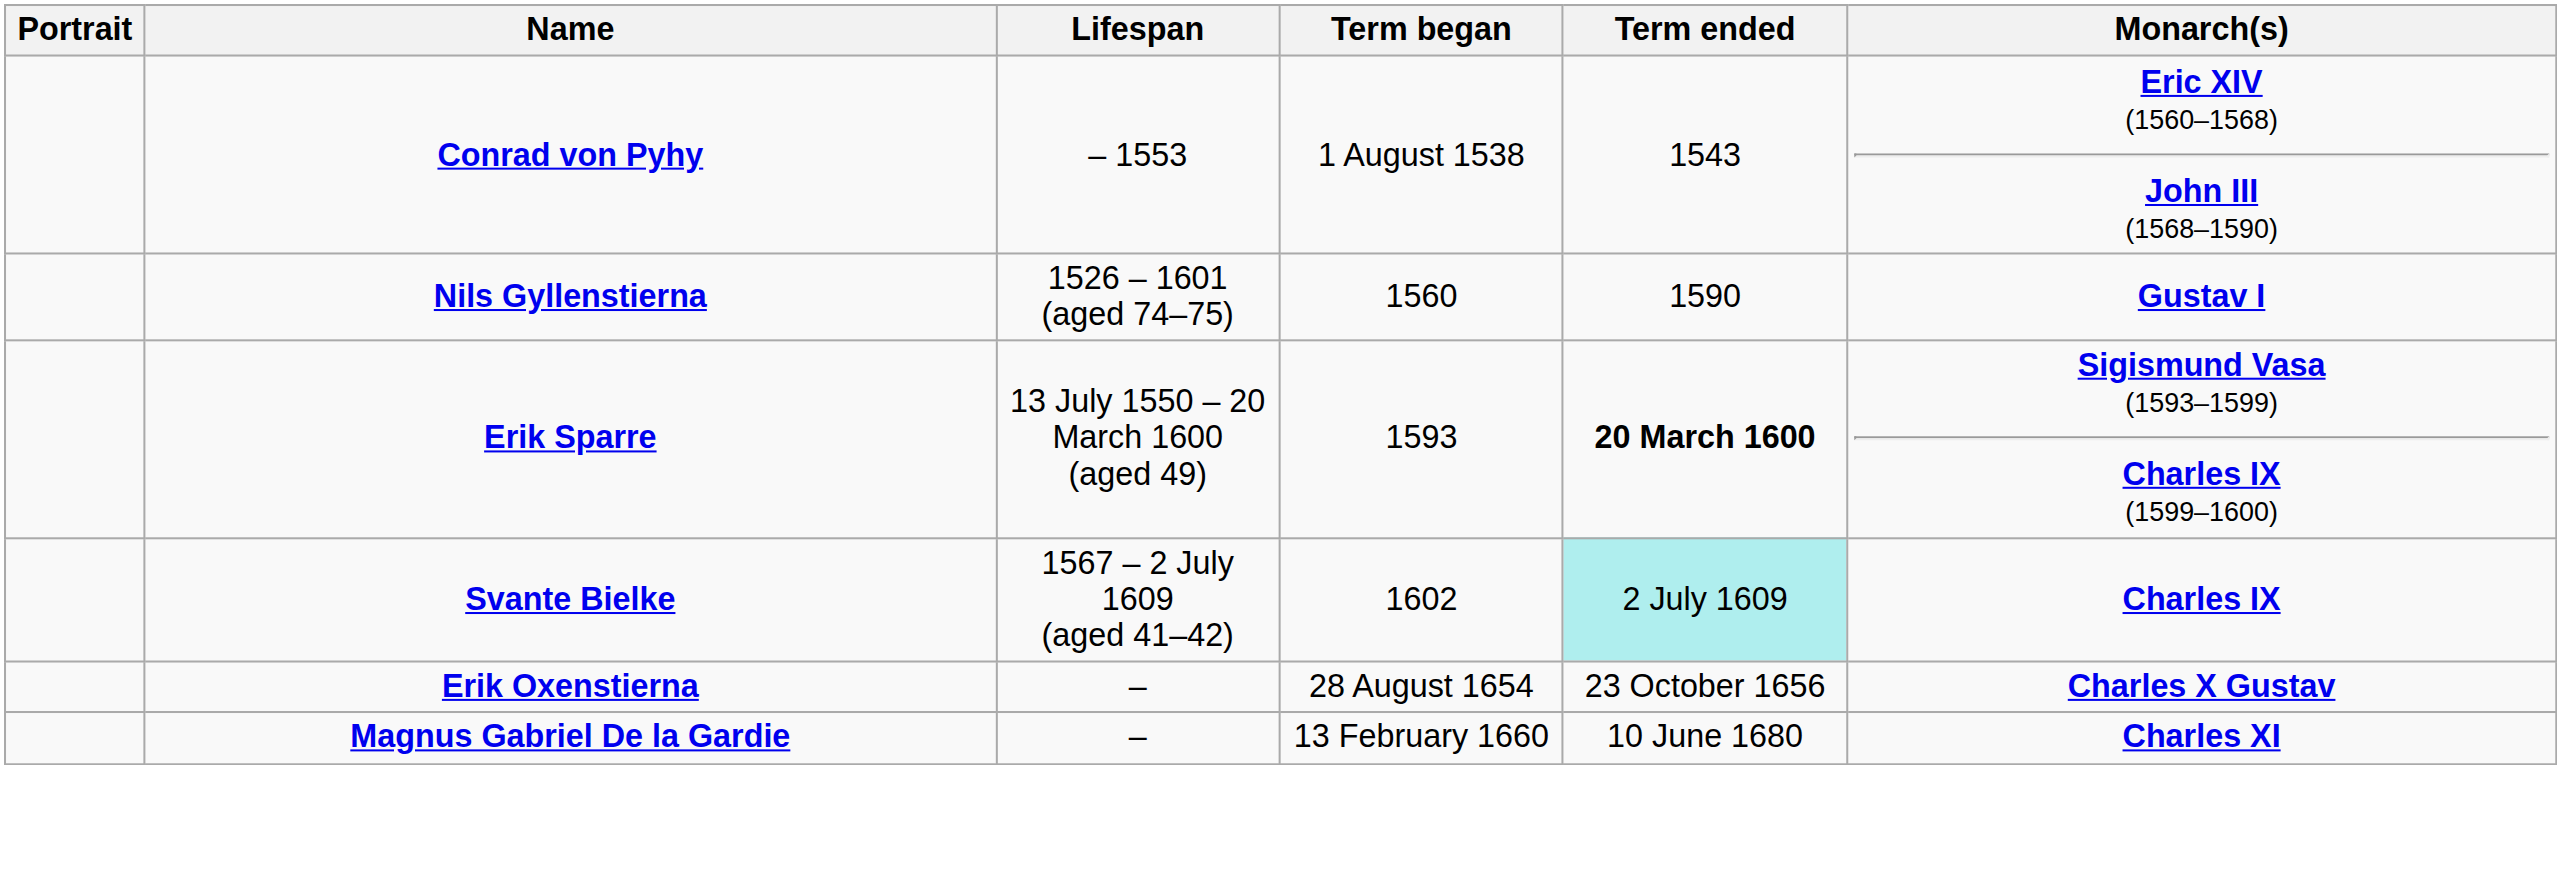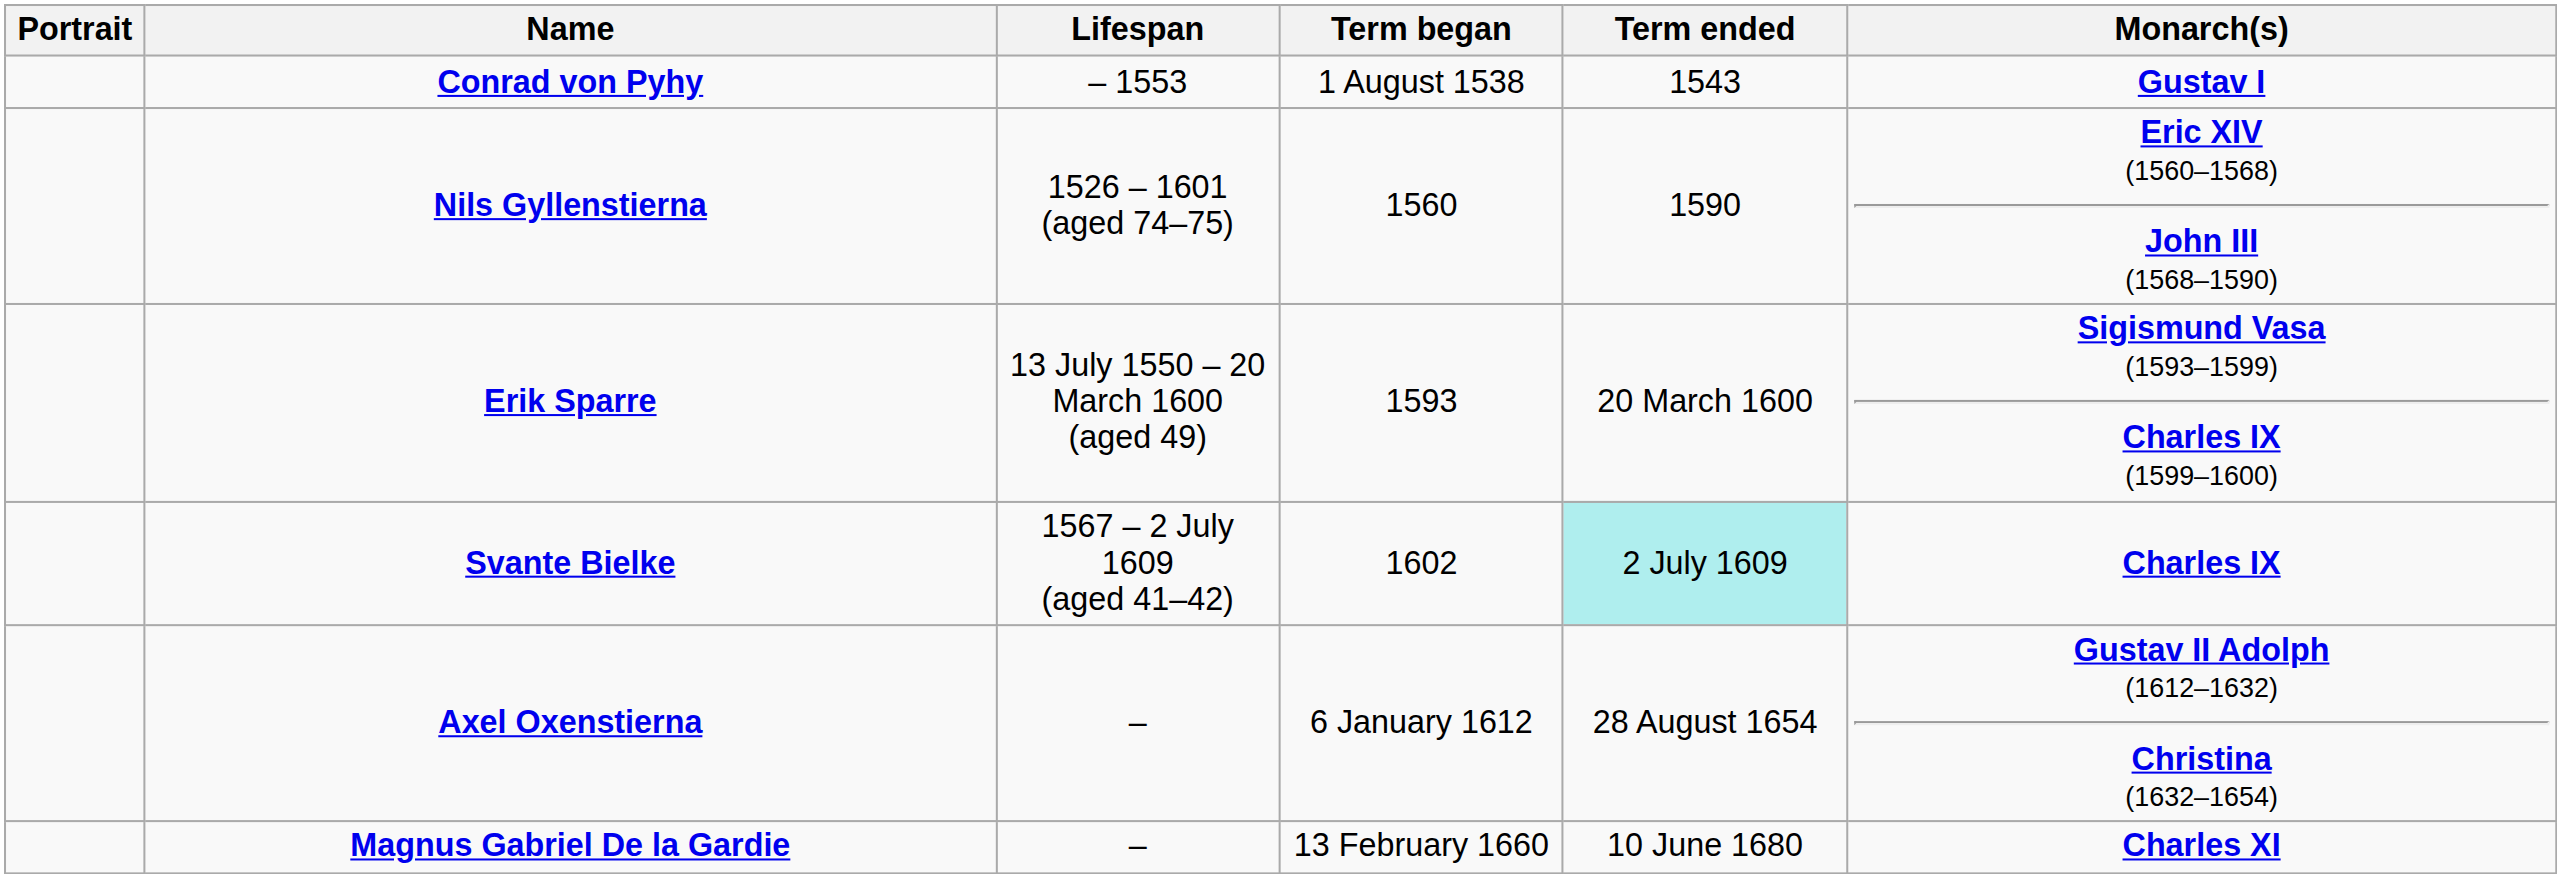(2202, 154) Eric XIV (1560–1568) John III (1568–1590) -> (2202, 81) Gustav I
(2202, 296) Gustav I -> (2202, 205) Eric XIV (1560–1568) John III (1568–1590)
(1705, 438) bold -> (1705, 402) normal
+ row: (570, 722)
- row: (570, 686)
